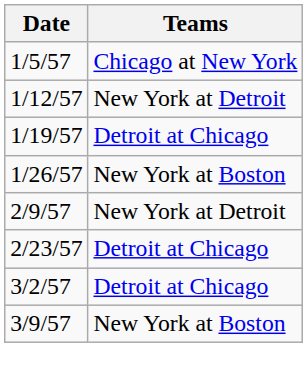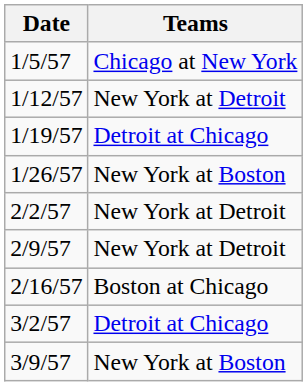+ row: (40, 211)
+ row: (46, 286)
- row: (46, 248)
